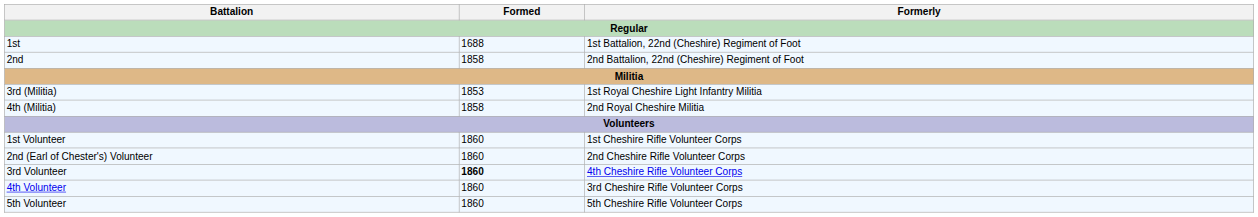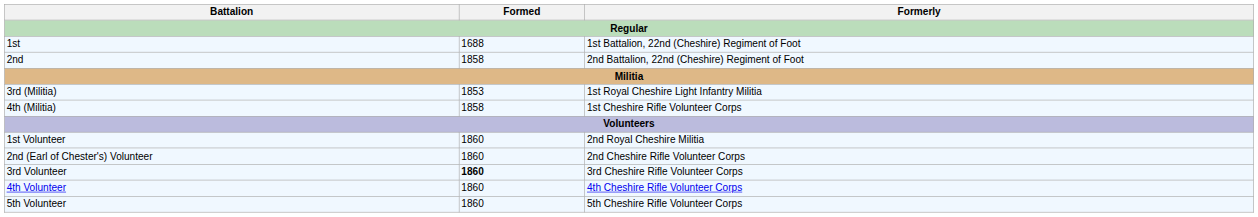(646, 108) 2nd Royal Cheshire Militia -> (664, 108) 1st Cheshire Rifle Volunteer Corps
(664, 140) 1st Cheshire Rifle Volunteer Corps -> (646, 140) 2nd Royal Cheshire Militia
(665, 172) 4th Cheshire Rifle Volunteer Corps -> (665, 172) 3rd Cheshire Rifle Volunteer Corps
(665, 188) 3rd Cheshire Rifle Volunteer Corps -> (665, 188) 4th Cheshire Rifle Volunteer Corps
